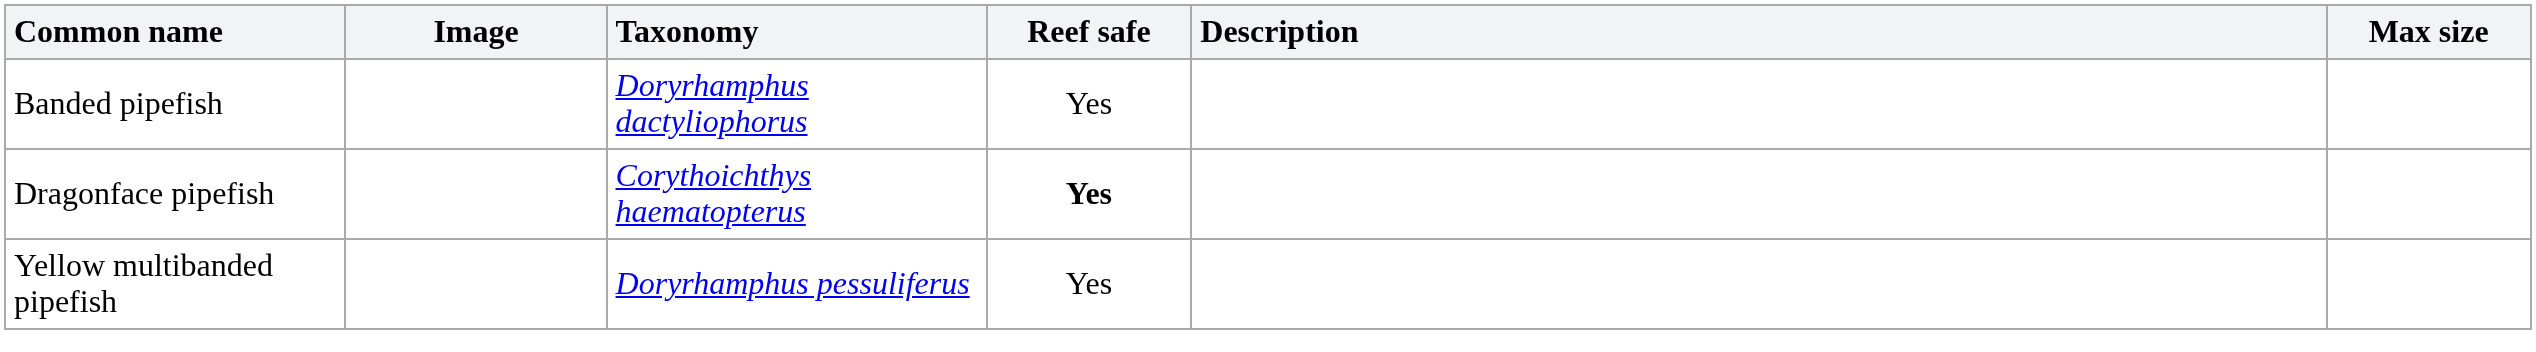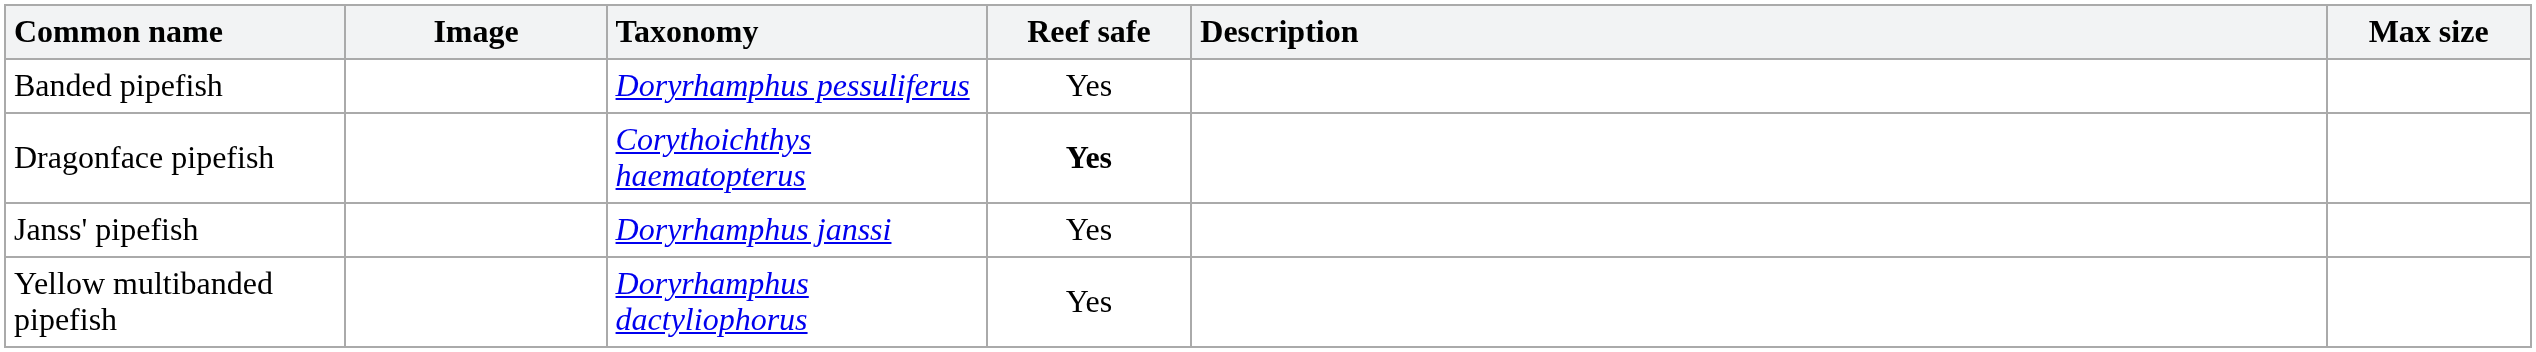(712, 103) Doryrhamphus dactyliophorus -> (793, 85) Doryrhamphus pessuliferus
+ row: (106, 229)
(793, 283) Doryrhamphus pessuliferus -> (712, 301) Doryrhamphus dactyliophorus
